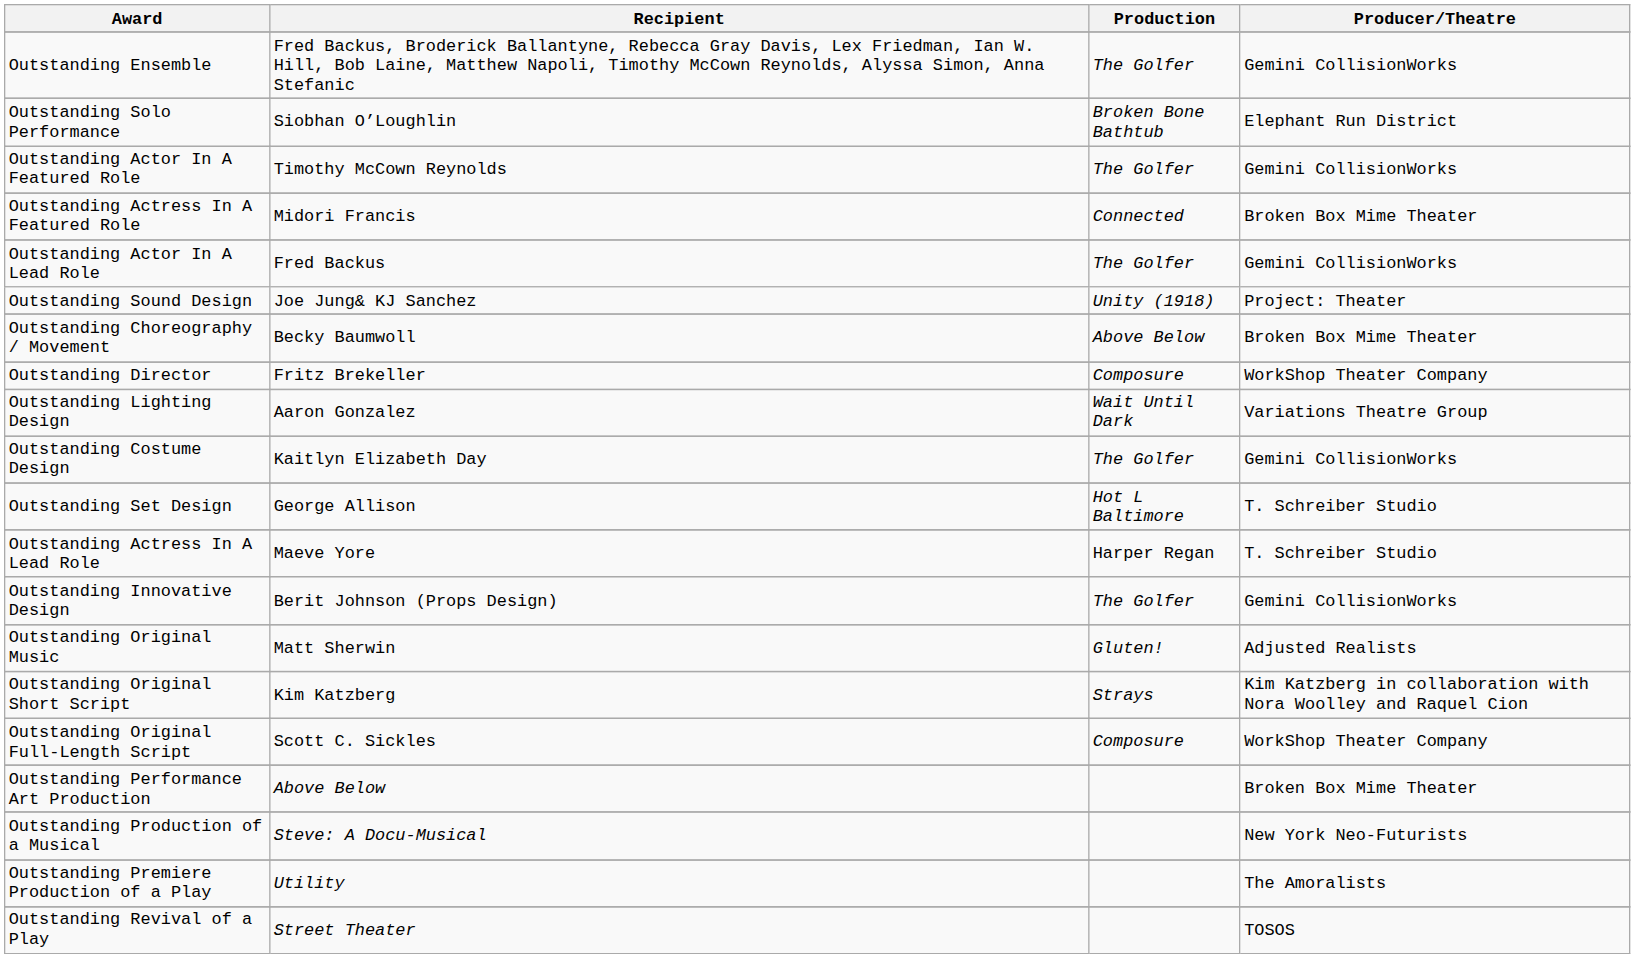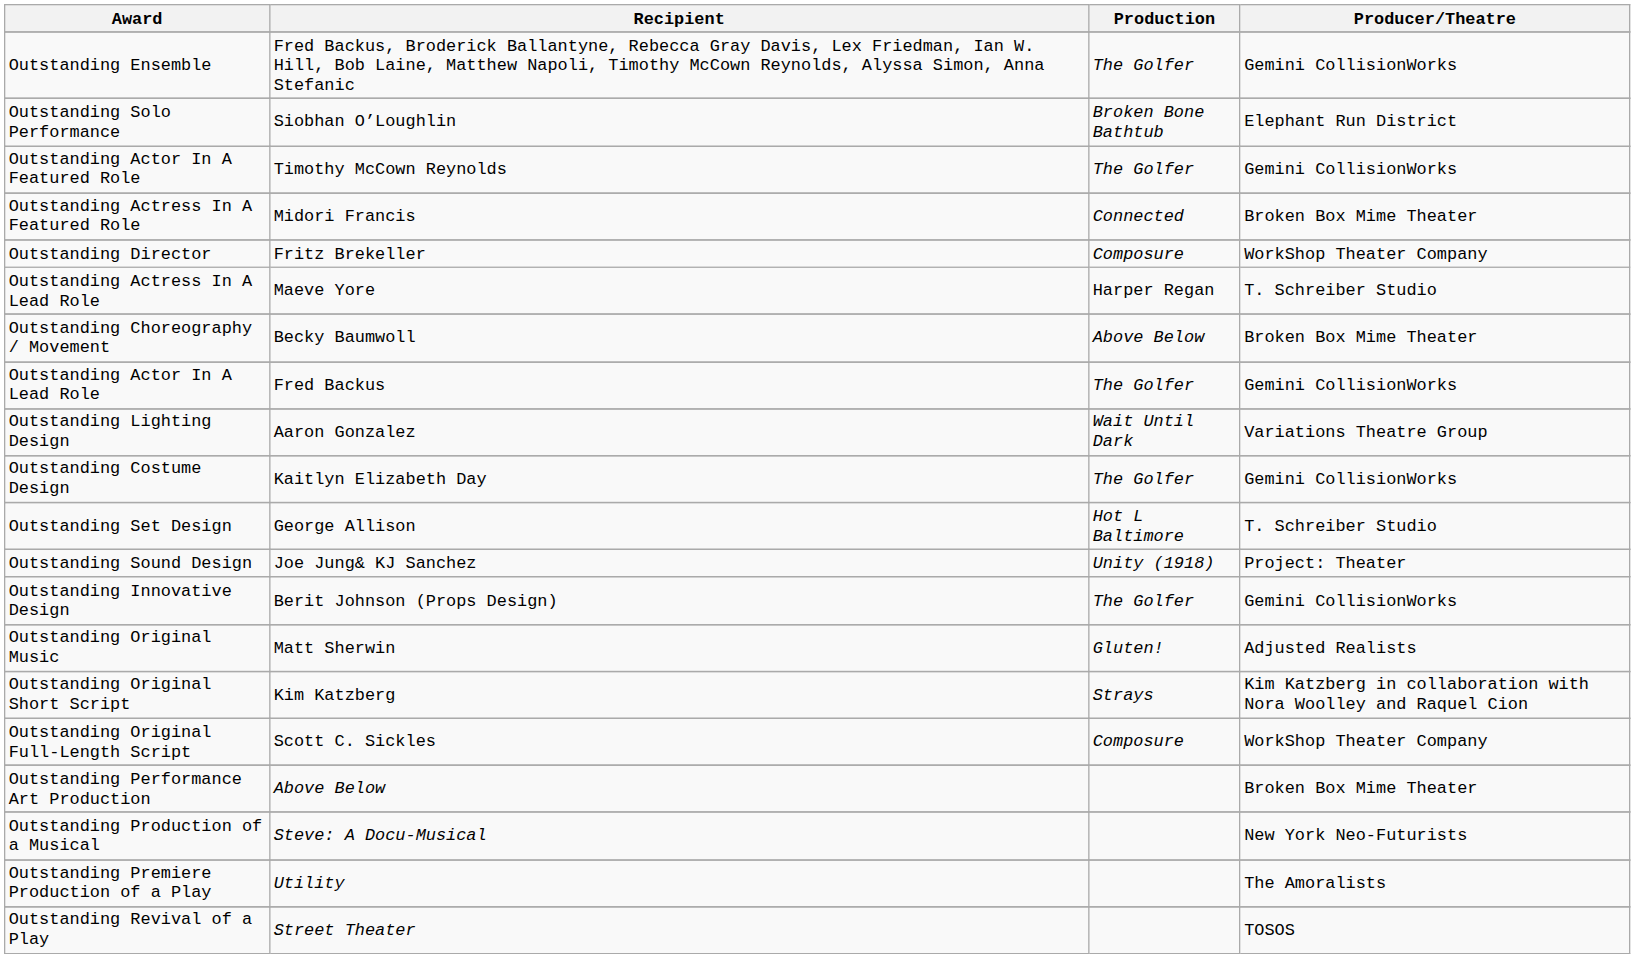rows swapped: (120, 263) <-> (110, 375)
rows swapped: (130, 554) <-> (130, 301)
